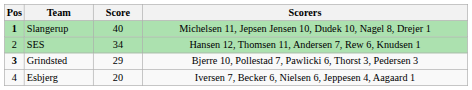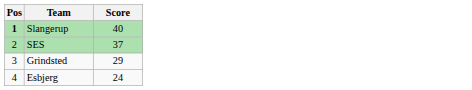- column: (305, 12)
(118, 45) 34 -> (118, 45) 37
(14, 61) bold -> (14, 61) normal
(118, 77) 20 -> (118, 77) 24
